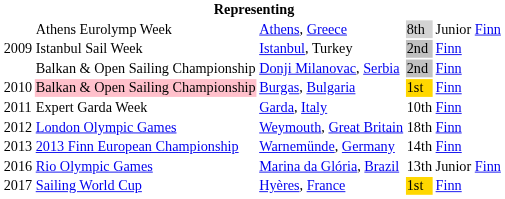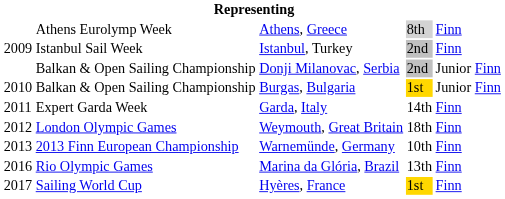(468, 29) Junior Finn -> (449, 29) Finn
(449, 68) Finn -> (468, 68) Junior Finn
(146, 88) pink background -> (146, 88) no background
(449, 88) Finn -> (468, 88) Junior Finn
(419, 107) 10th -> (419, 107) 14th
(419, 146) 14th -> (419, 146) 10th
(468, 166) Junior Finn -> (449, 166) Finn
